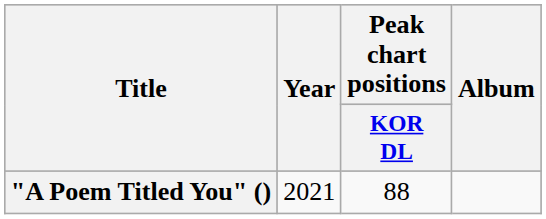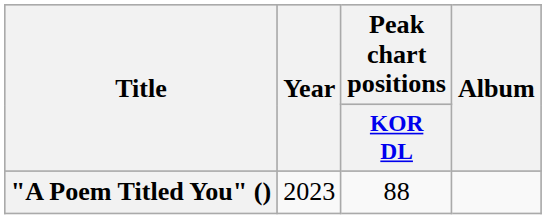(309, 191) 2021 -> (309, 191) 2023
